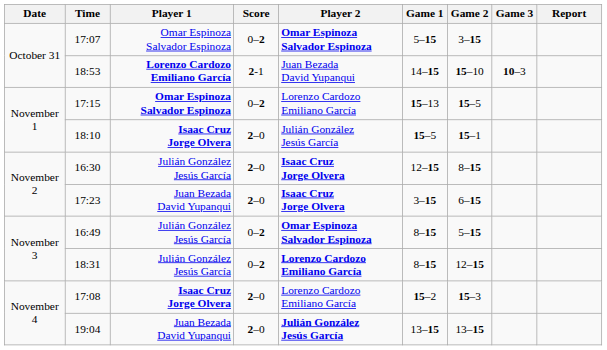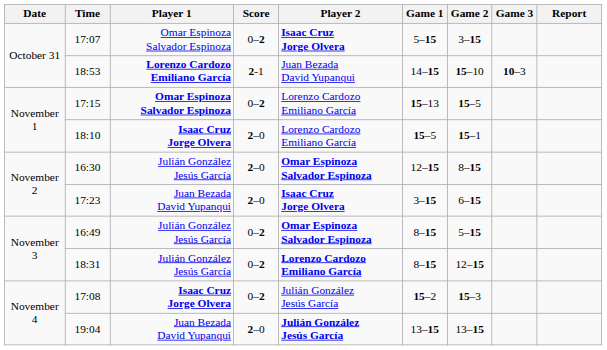(326, 39) Omar Espinoza Salvador Espinoza -> (313, 39) Isaac Cruz Jorge Olvera
(318, 136) Julián González Jesús García -> (321, 136) Lorenzo Cardozo Emiliano García
(313, 168) Isaac Cruz Jorge Olvera -> (326, 168) Omar Espinoza Salvador Espinoza
(256, 297) 2–0 -> (256, 297) 0–2
(321, 297) Lorenzo Cardozo Emiliano García -> (318, 297) Julián González Jesús García
